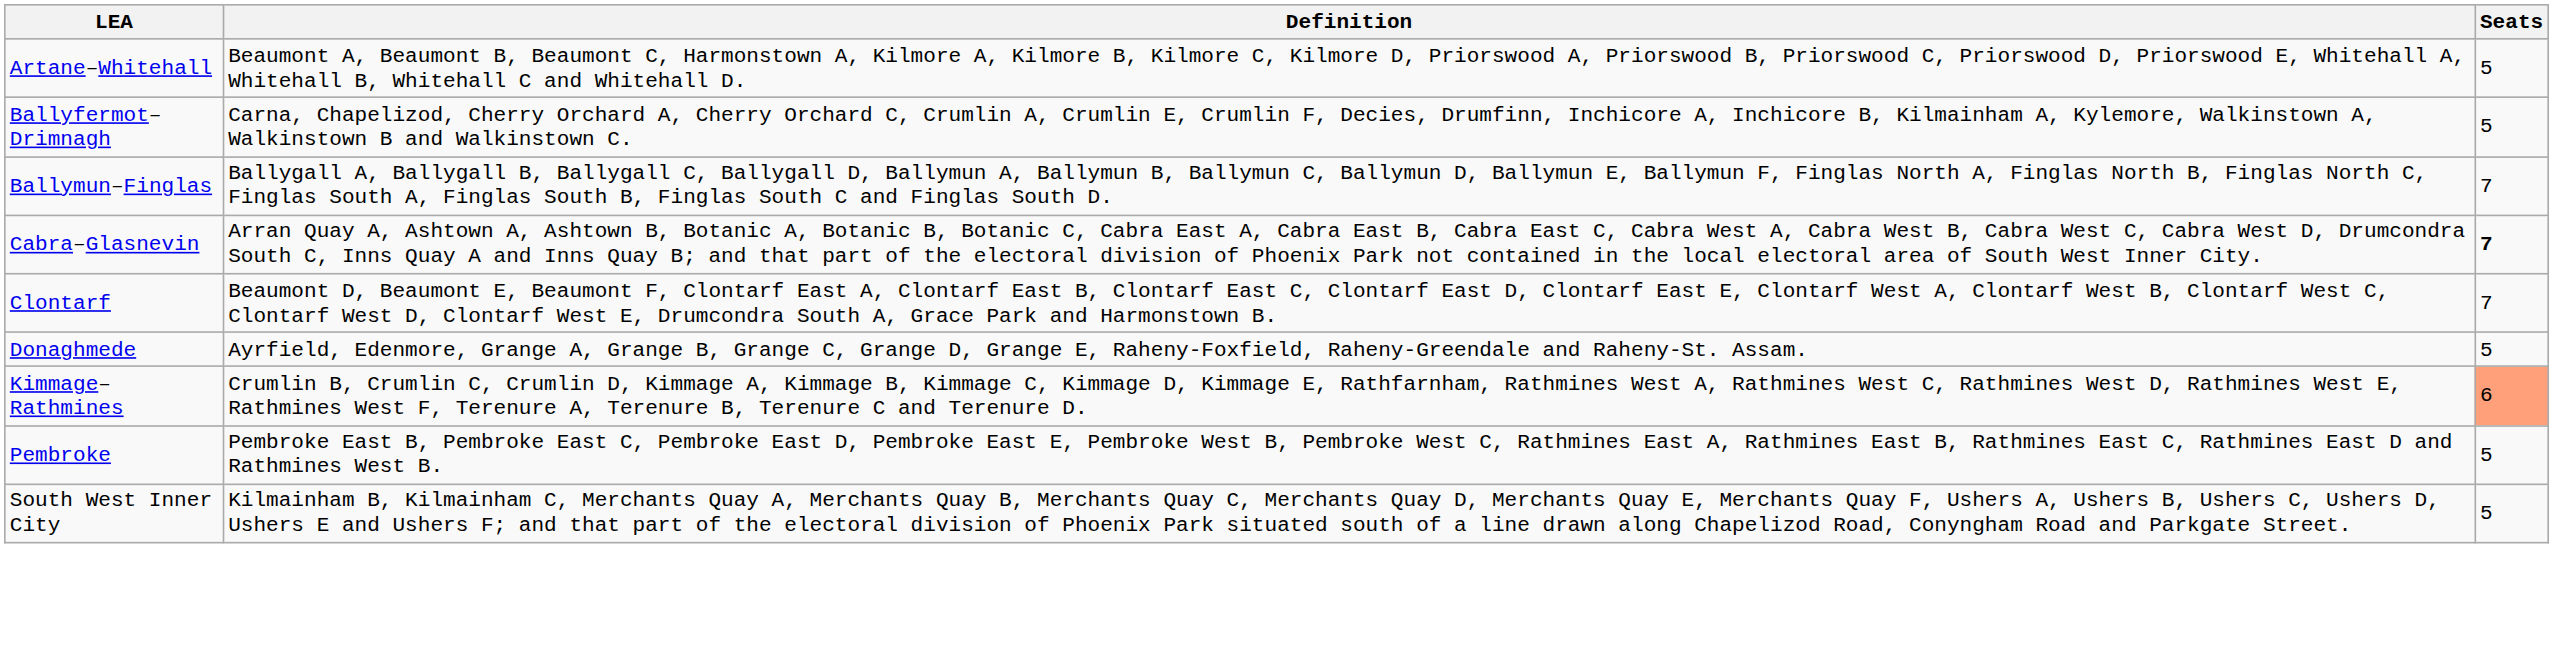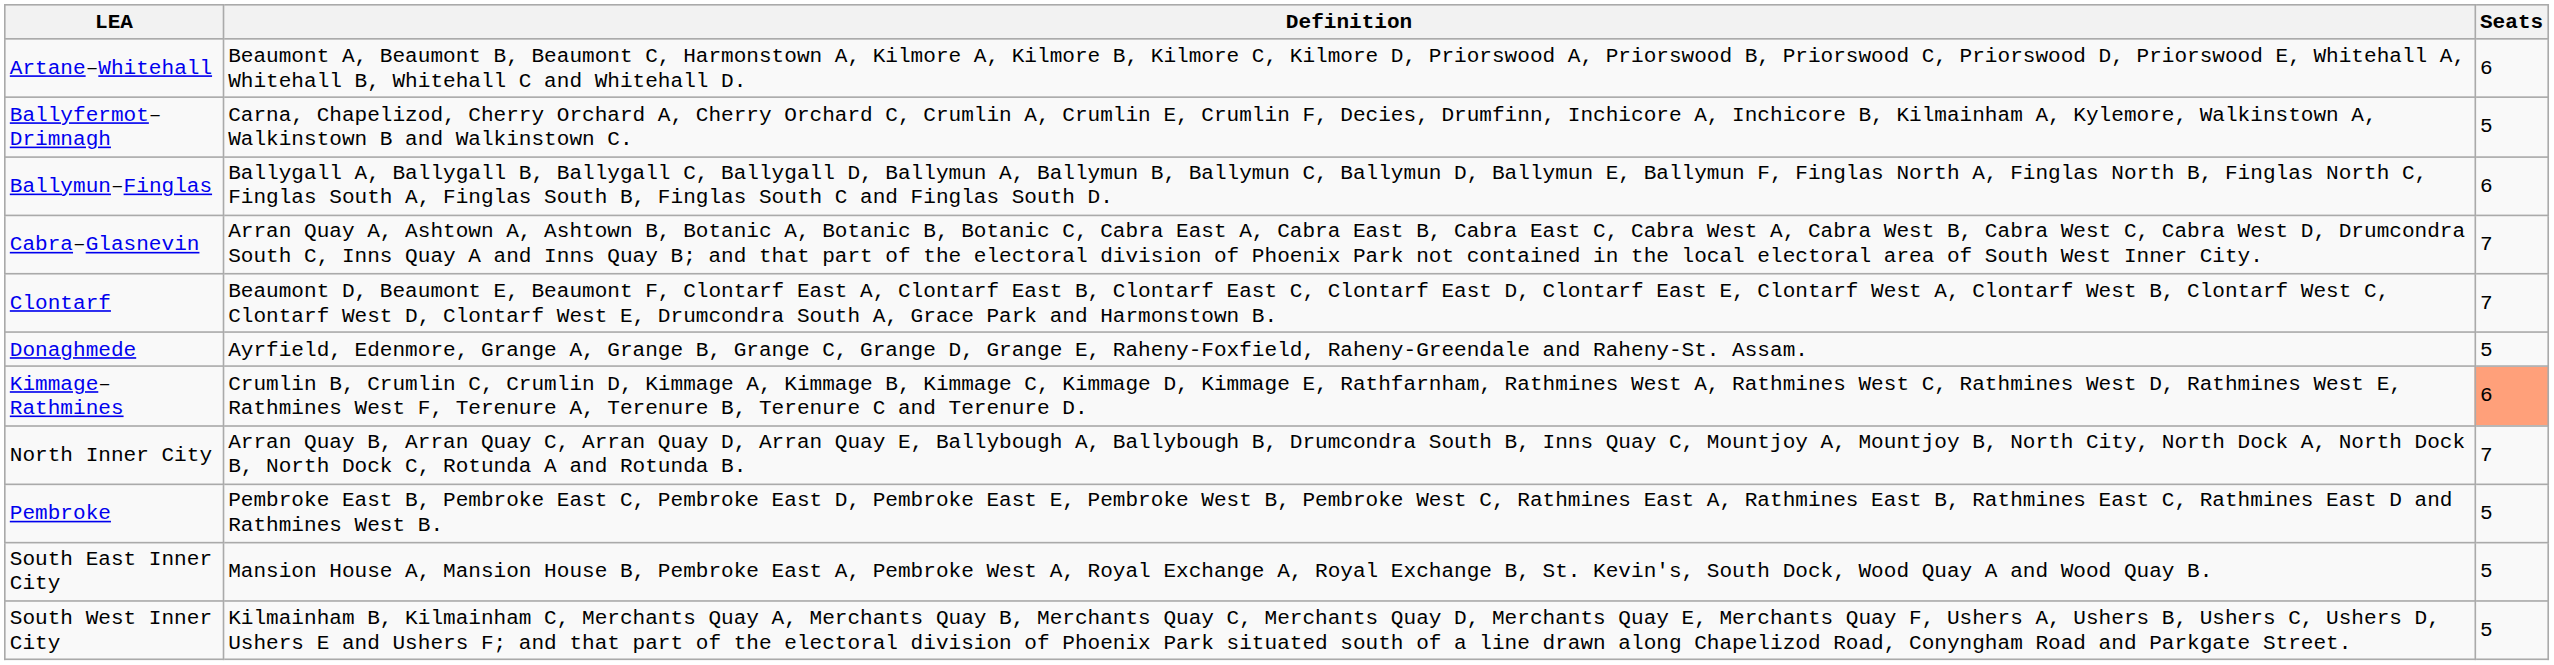(2486, 68) 5 -> (2486, 68) 6
(2486, 186) 7 -> (2486, 186) 6
(2486, 244) bold -> (2486, 244) normal
+ row: (111, 455)
+ row: (111, 572)
